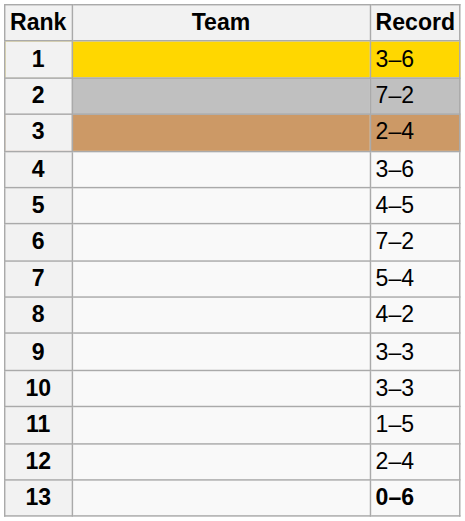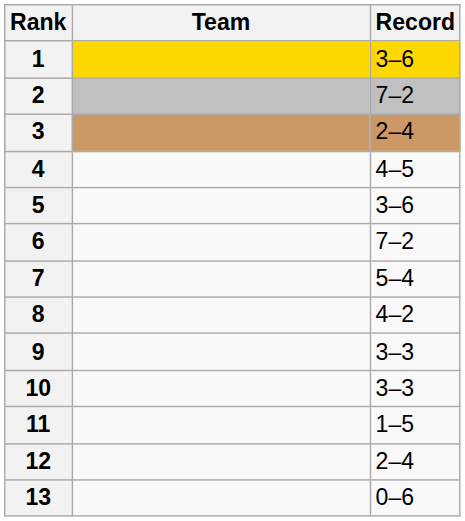(395, 168) 3–6 -> (395, 168) 4–5
(395, 205) 4–5 -> (395, 205) 3–6
(395, 497) bold -> (395, 497) normal
